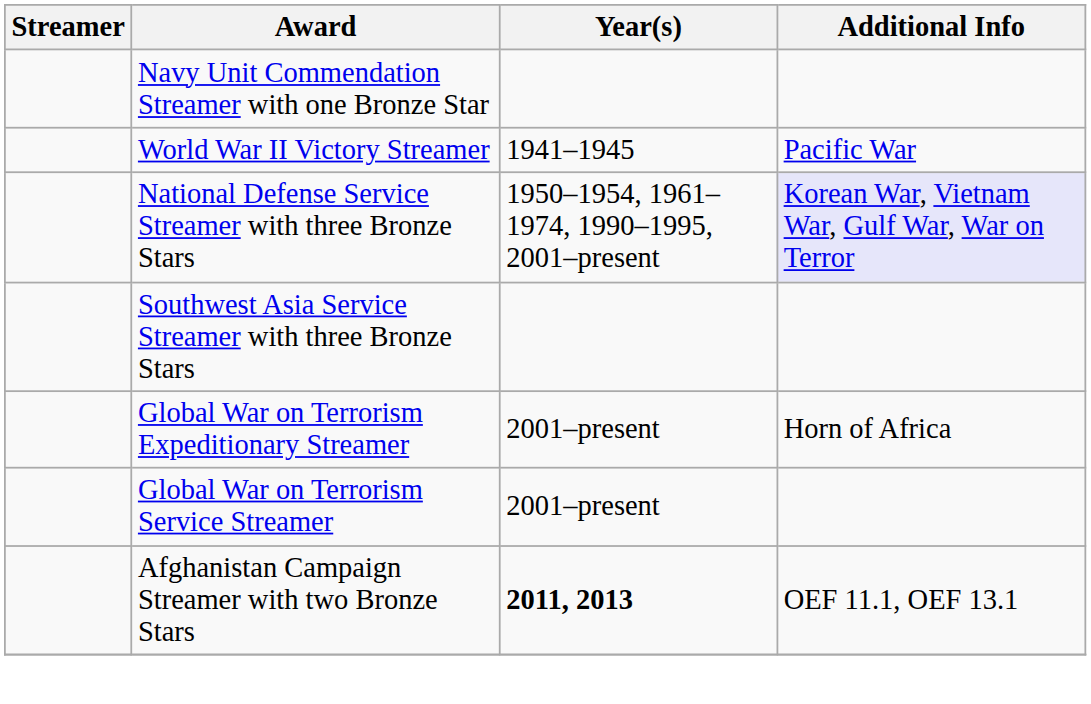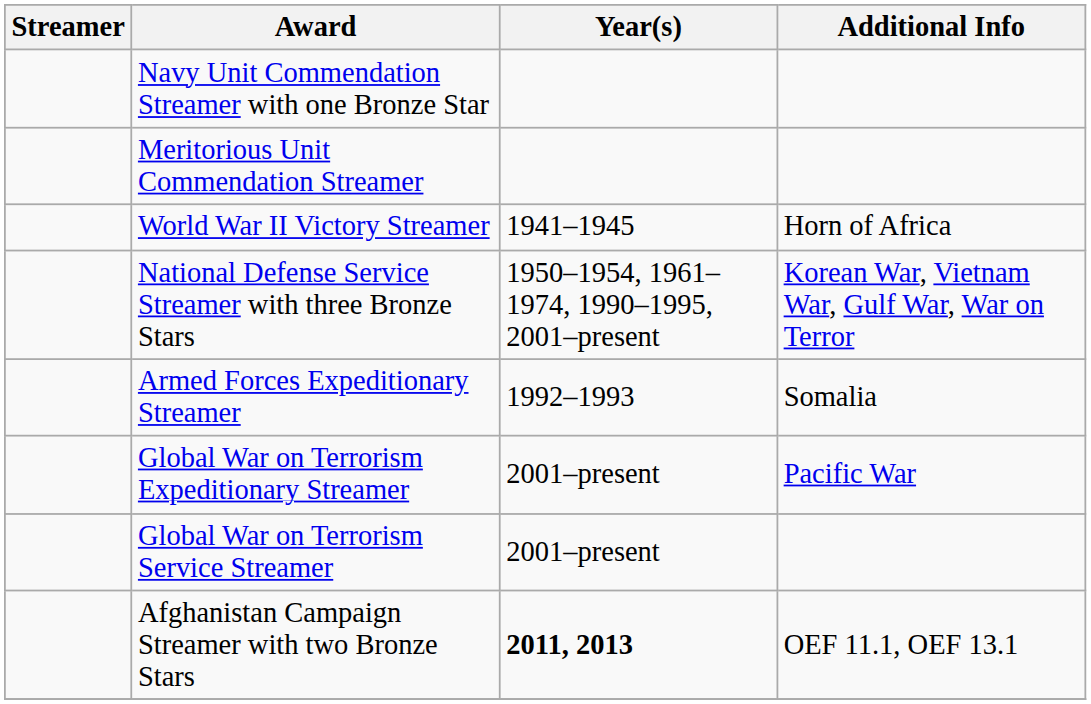+ row: (281, 165)
(850, 149) Pacific War -> (867, 226) Horn of Africa
(914, 226) lavender background -> (914, 303) no background
+ row: (303, 397)
- row: (295, 335)
(867, 429) Horn of Africa -> (850, 474) Pacific War
